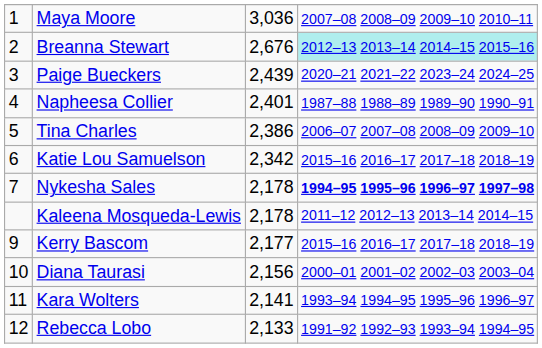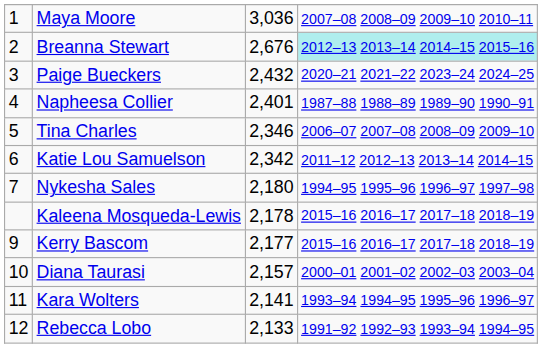(271, 74) 2,439 -> (271, 74) 2,432
(271, 131) 2,386 -> (271, 131) 2,346
(418, 159) 2015–16 2016–17 2017–18 2018–19 -> (417, 159) 2011–12 2012–13 2013–14 2014–15
(271, 187) 2,178 -> (271, 187) 2,180
(418, 188) bold -> (418, 188) normal
(417, 216) 2011–12 2012–13 2013–14 2014–15 -> (418, 216) 2015–16 2016–17 2017–18 2018–19
(271, 272) 2,156 -> (271, 272) 2,157
